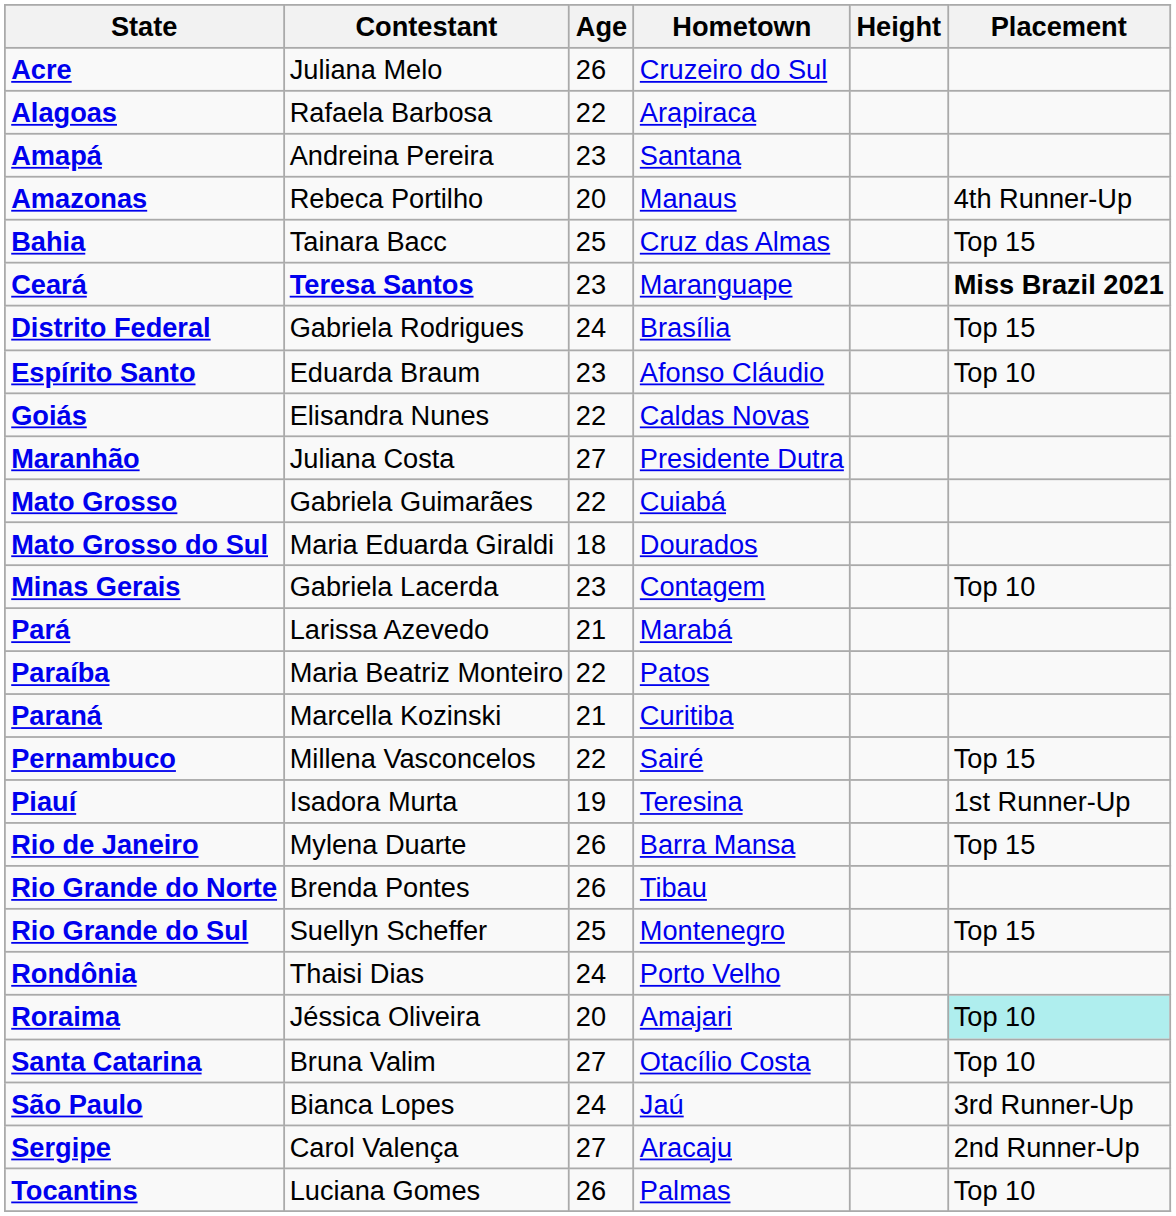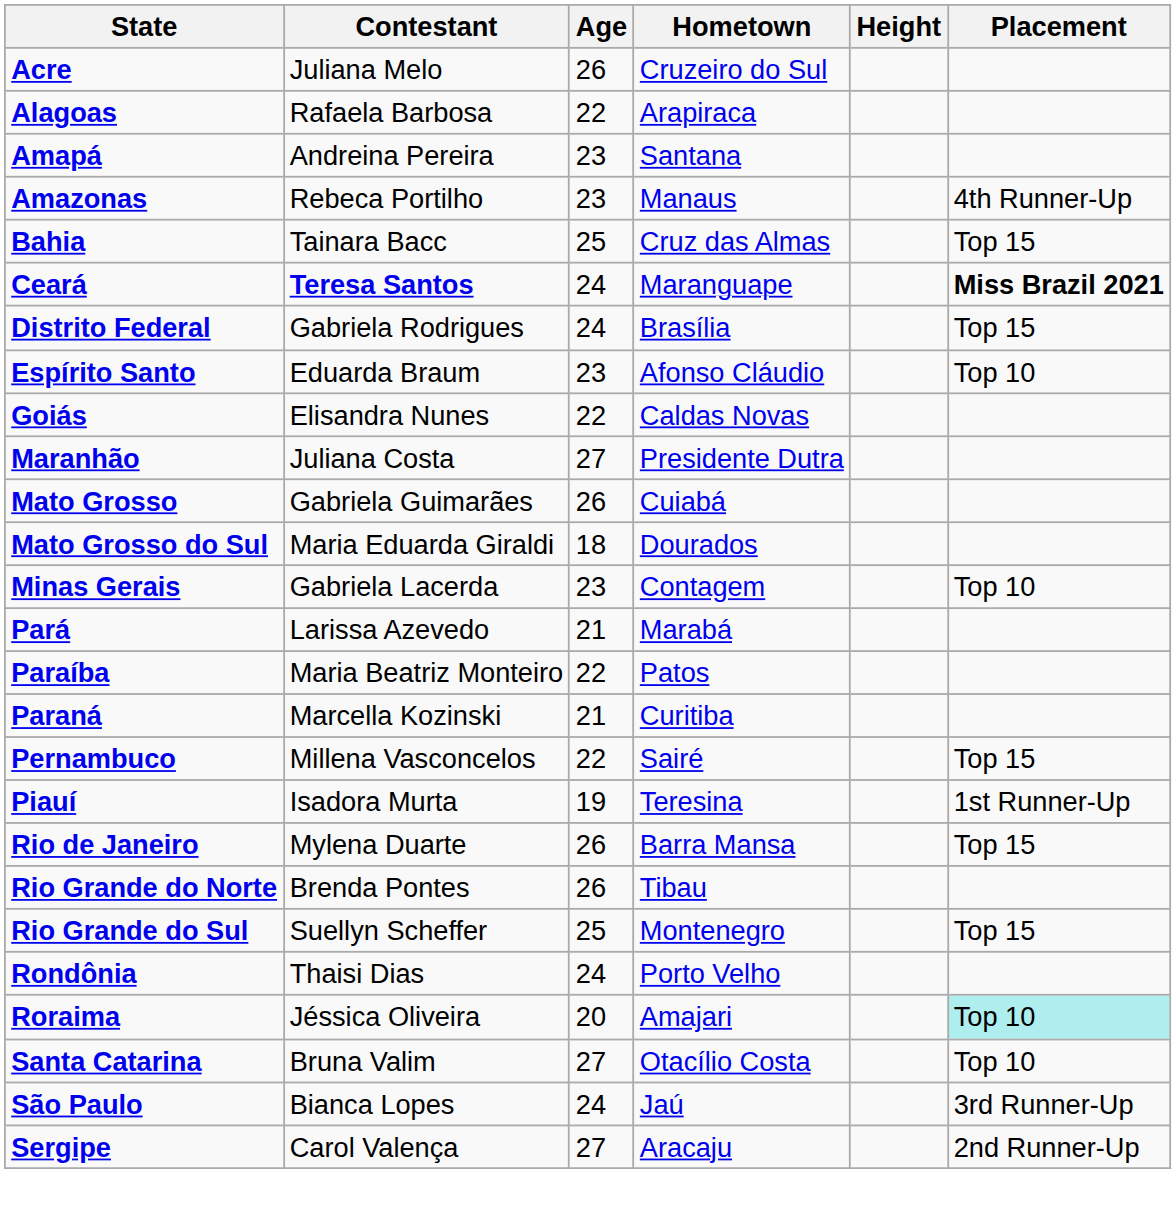(591, 199) 20 -> (591, 199) 23
(591, 285) 23 -> (591, 285) 24
(591, 500) 22 -> (591, 500) 26
- row: (74, 1190)
